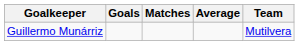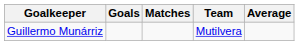columns swapped: (218, 13) <-> (268, 13)
